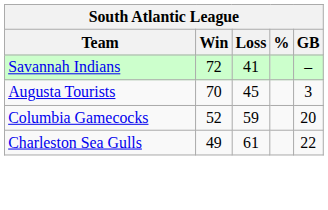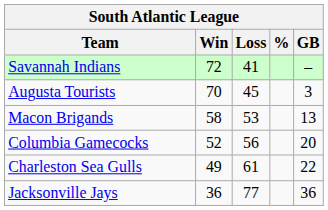+ row: (61, 117)
(251, 117) 59 -> (251, 142) 56
+ row: (63, 192)
